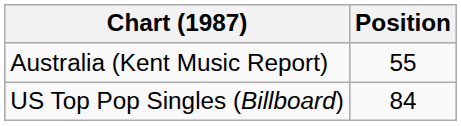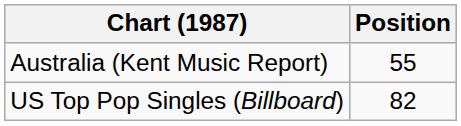(403, 100) 84 -> (403, 100) 82
